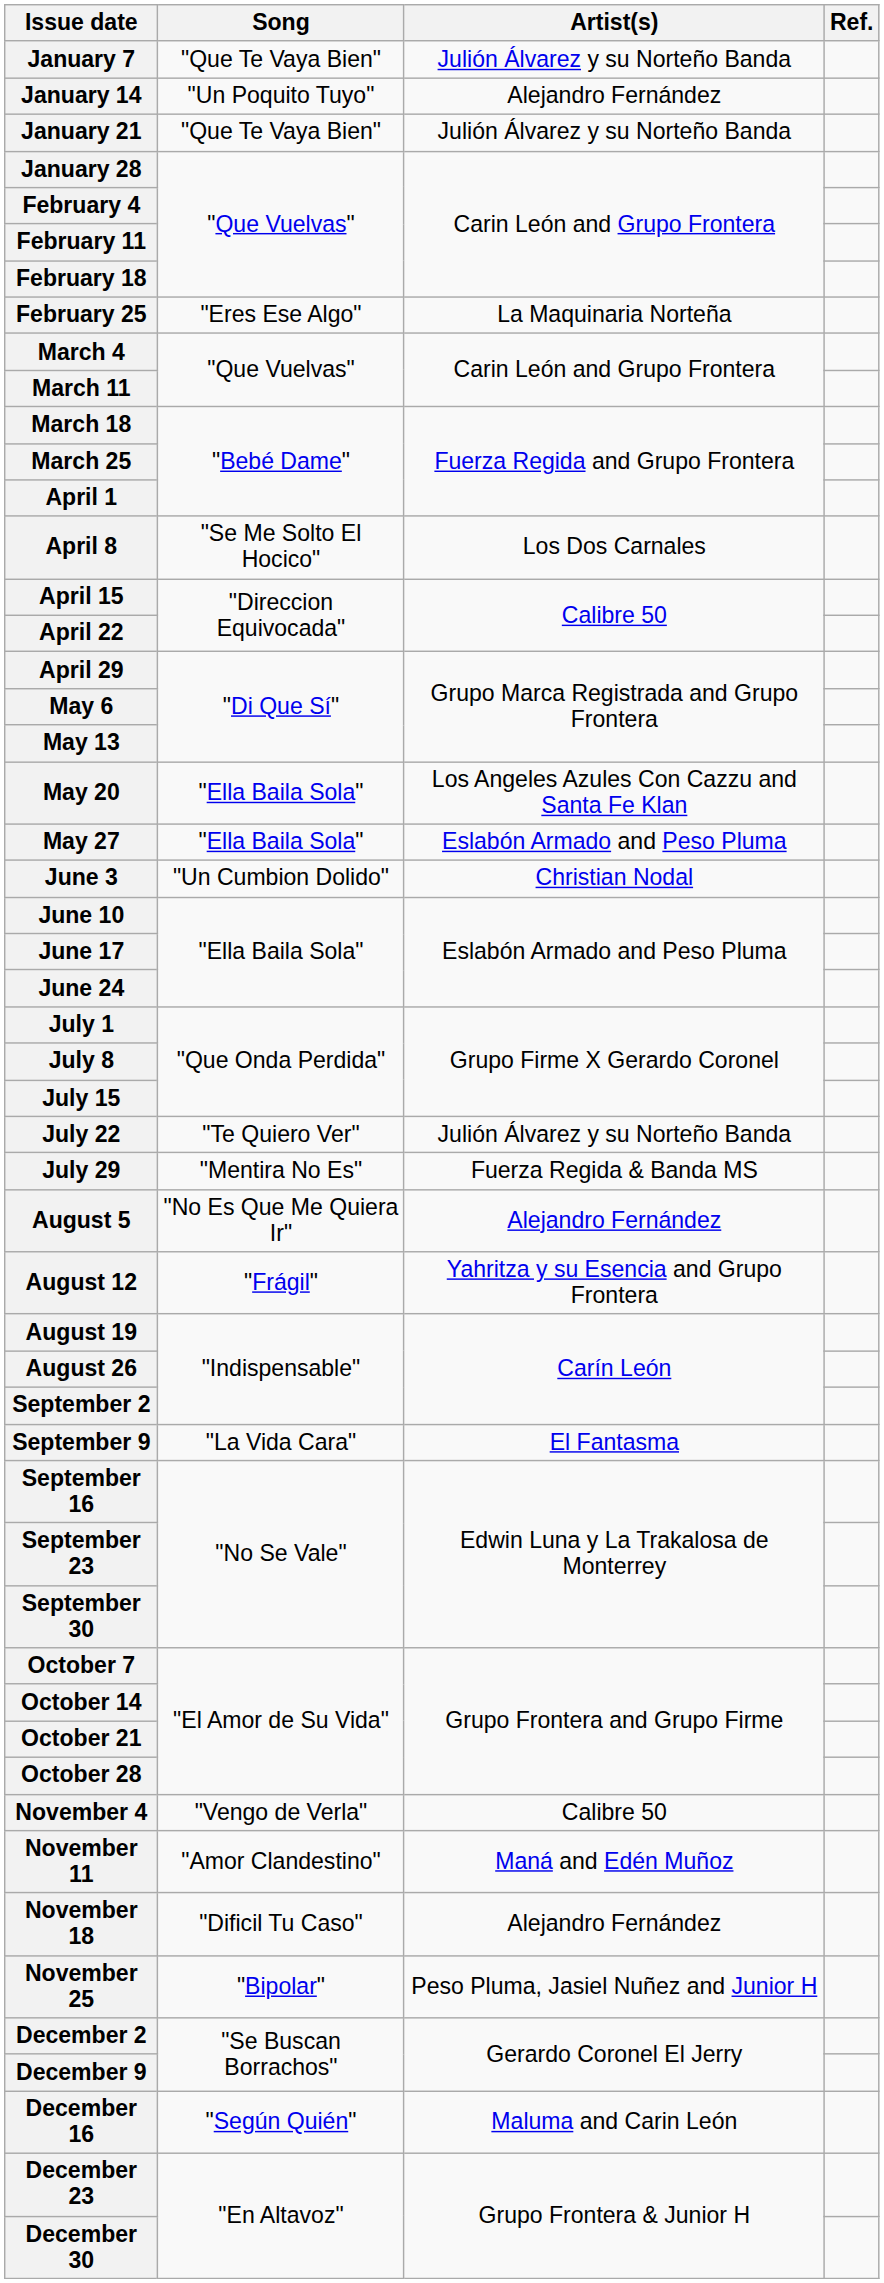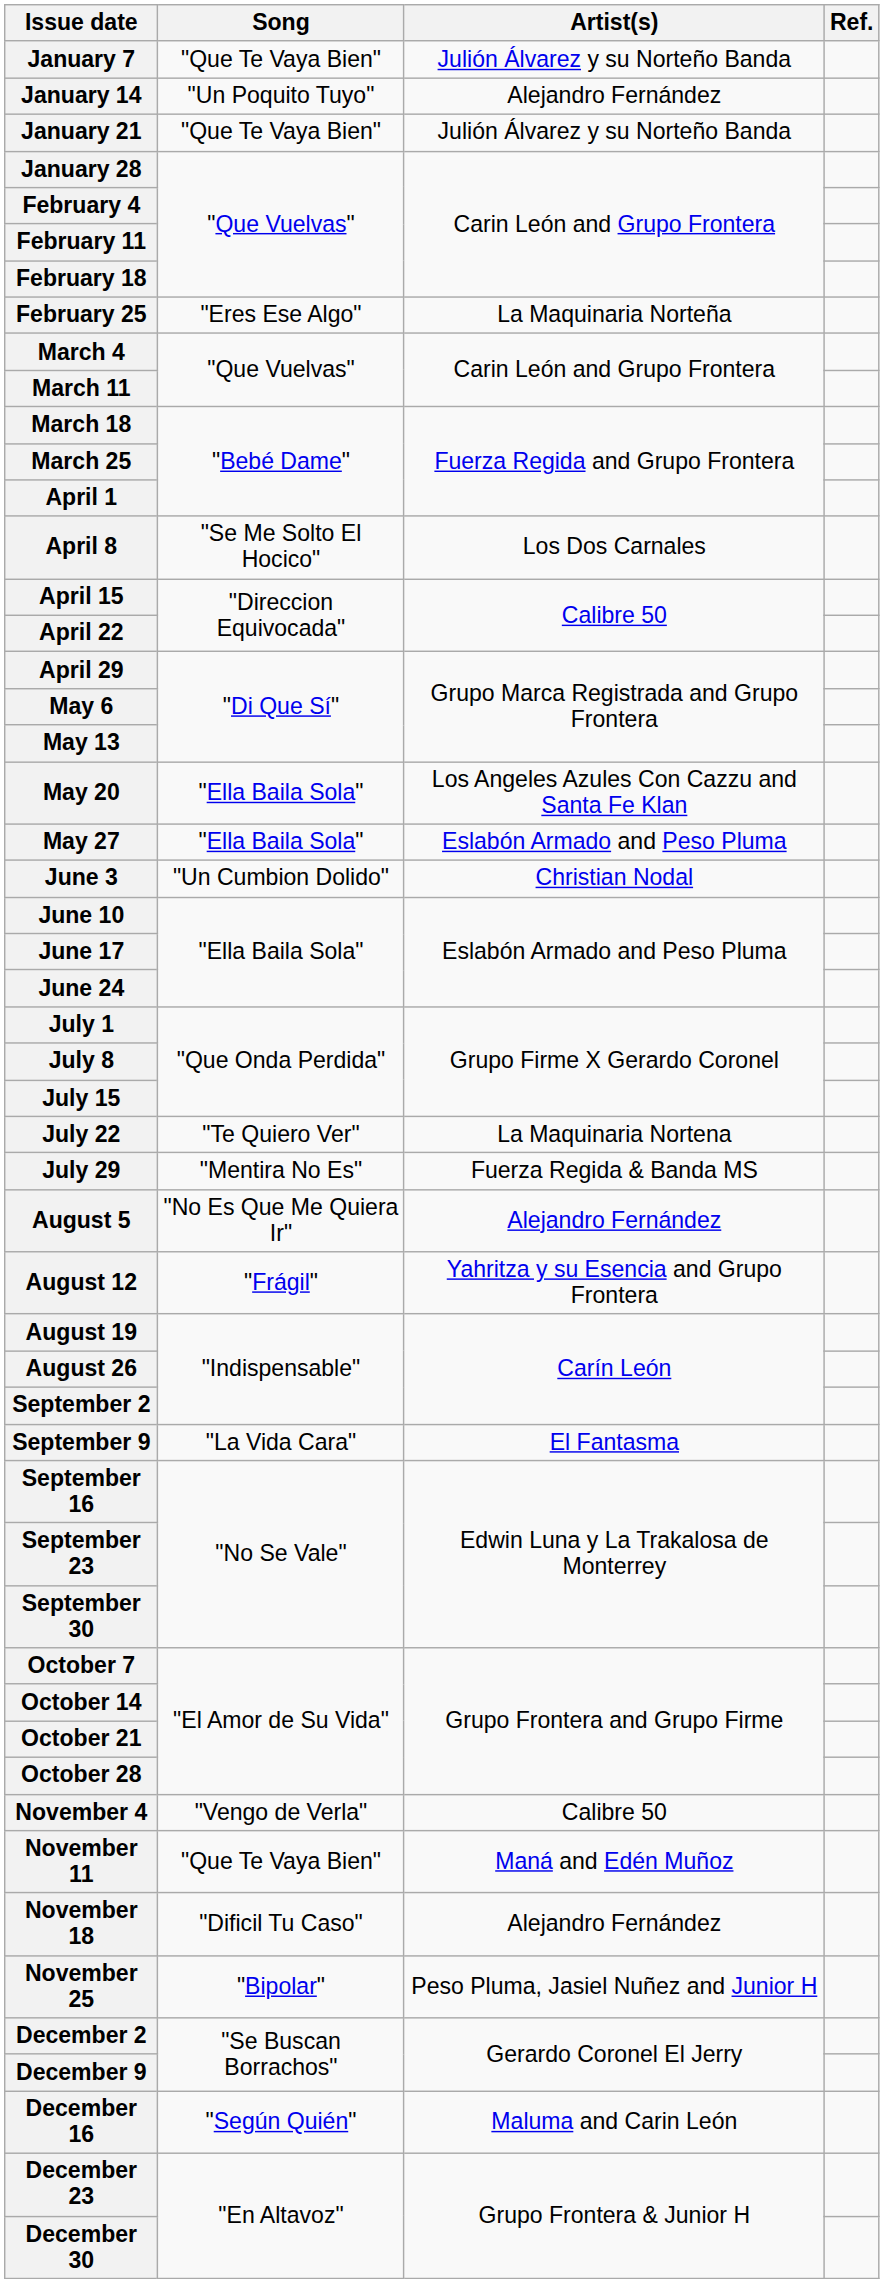(614, 1134) Julión Álvarez y su Norteño Banda -> (614, 1134) La Maquinaria Nortena
(281, 1861) "Amor Clandestino" -> (281, 1861) "Que Te Vaya Bien"
